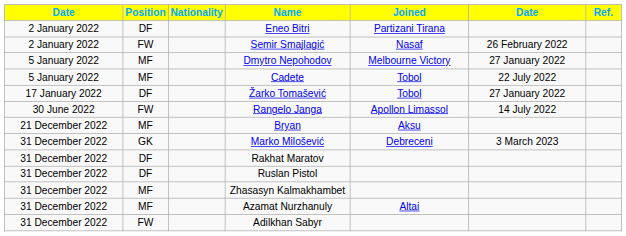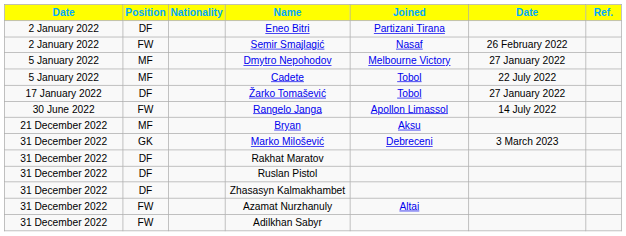(145, 190) MF -> (145, 190) DF
(145, 207) MF -> (145, 207) FW
